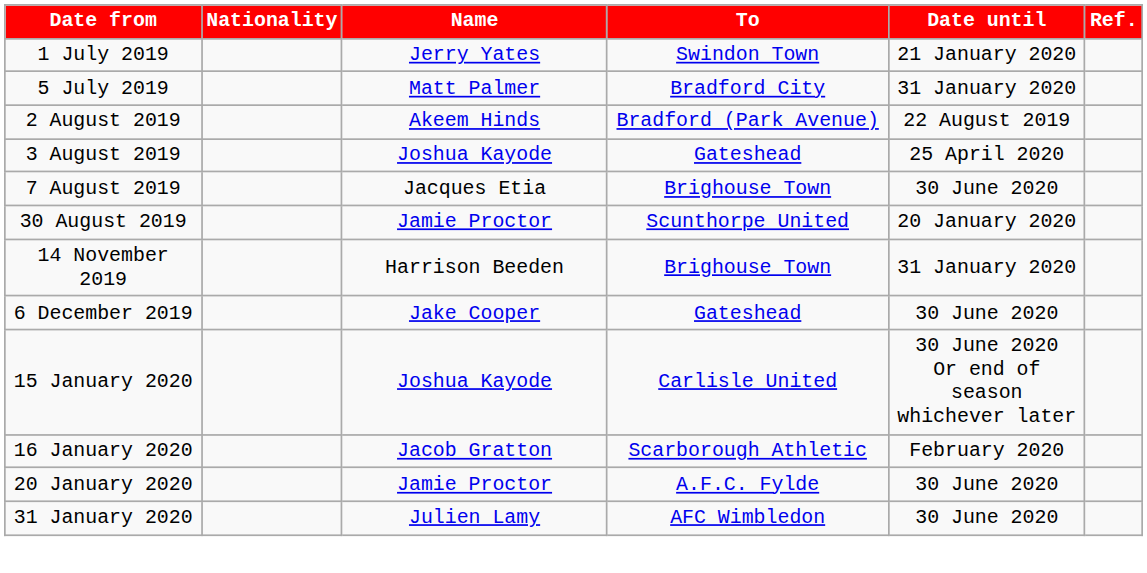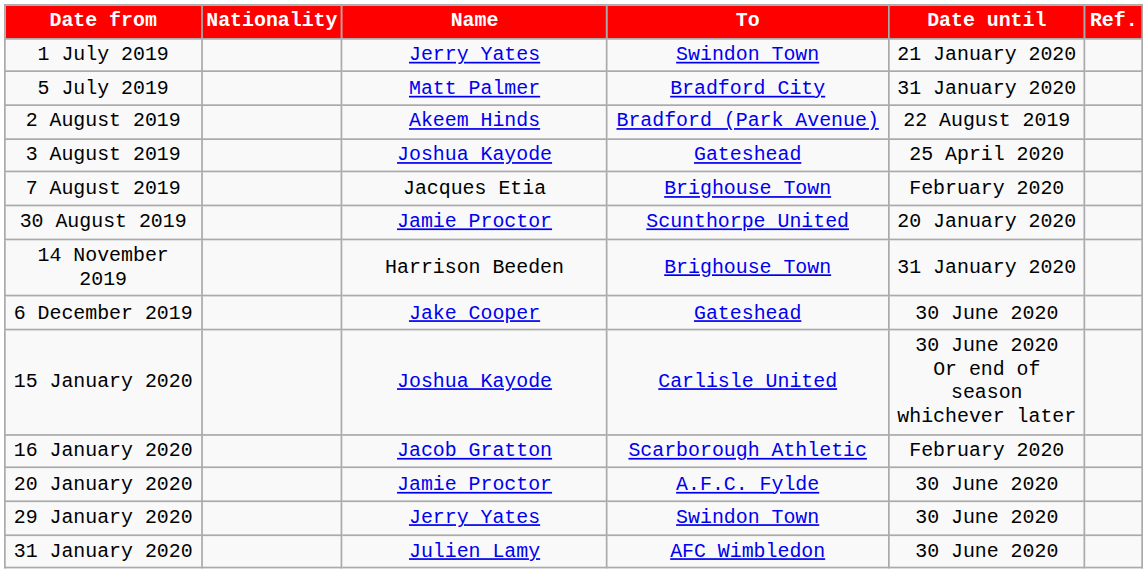(987, 188) 30 June 2020 -> (987, 188) February 2020
+ row: (103, 517)
